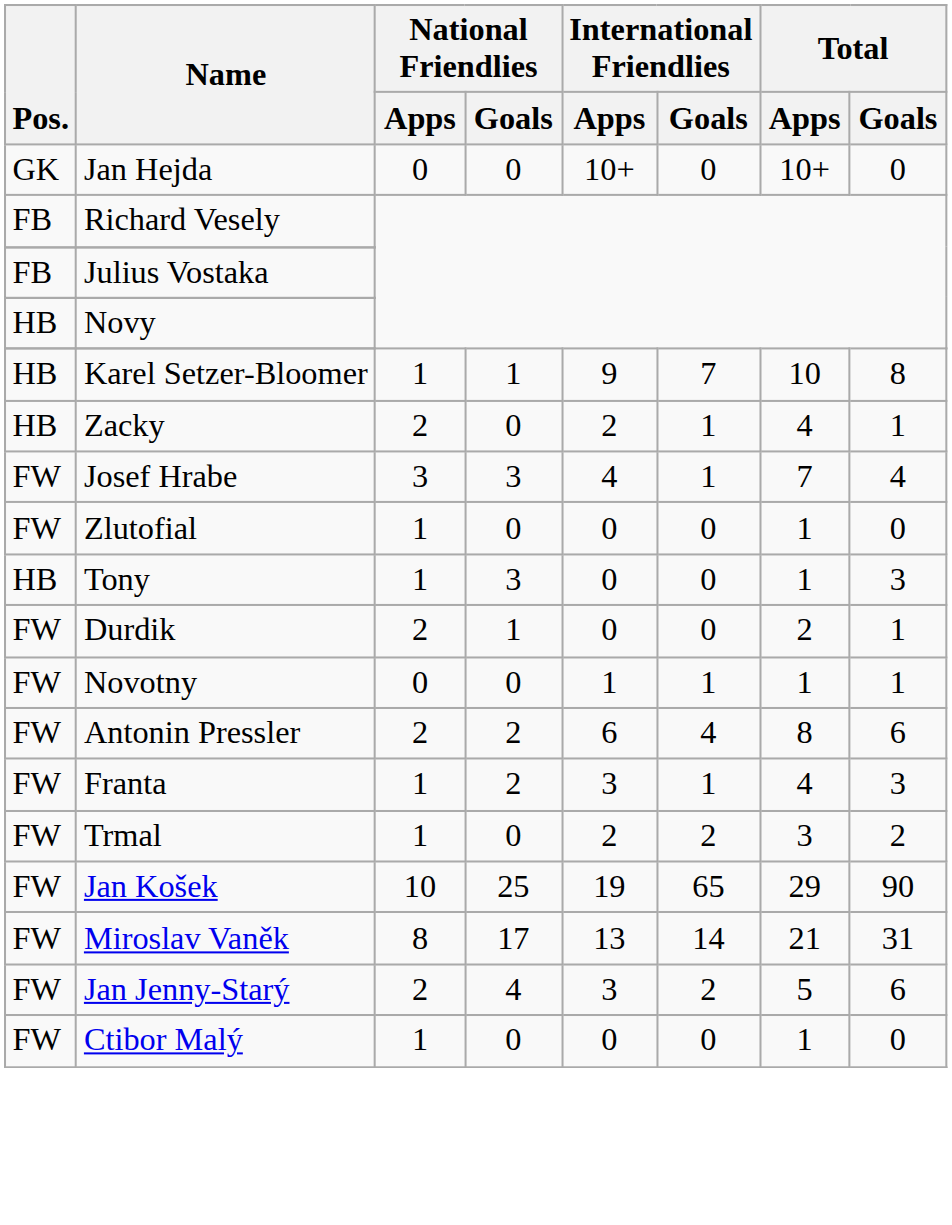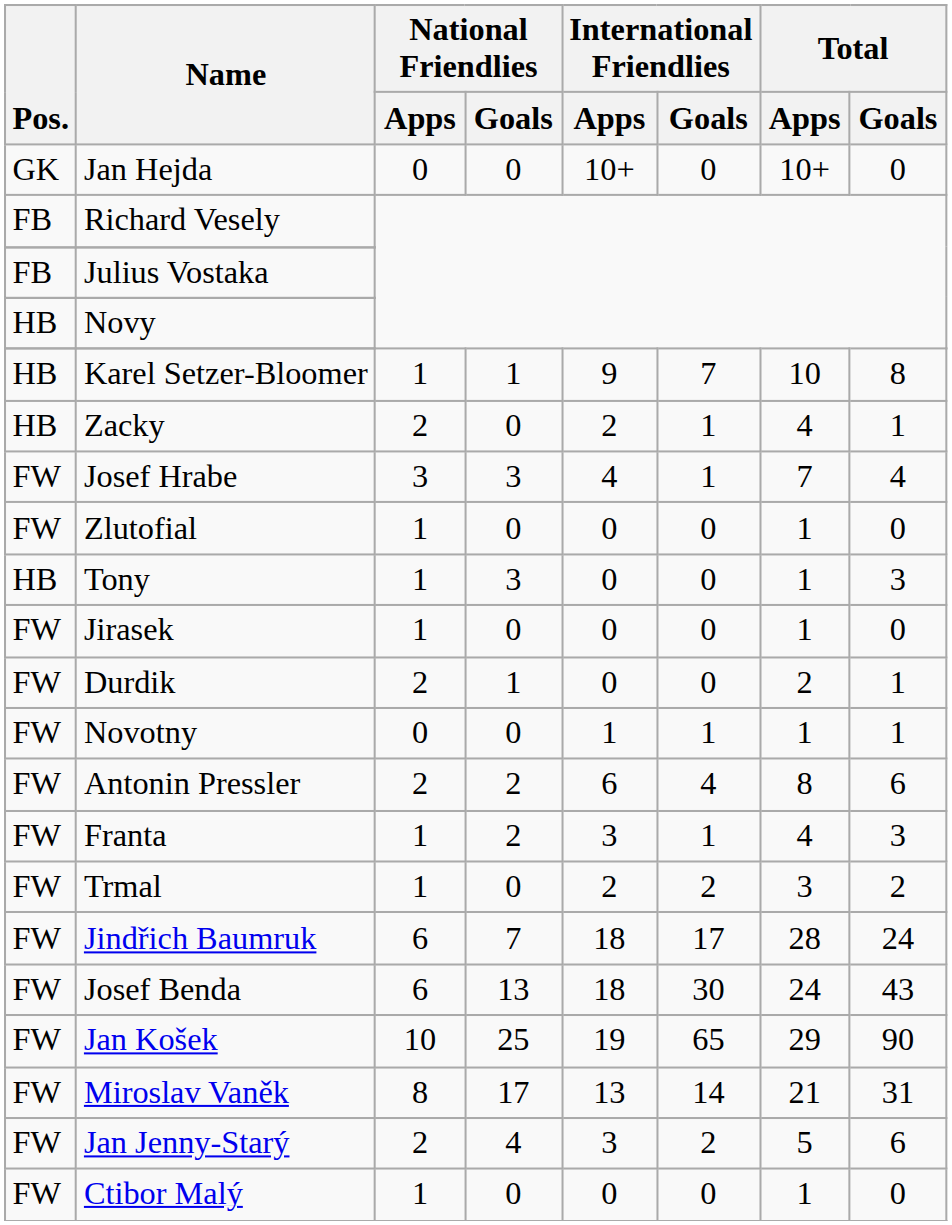+ row: (129, 630)
+ row: (200, 937)
+ row: (162, 989)
